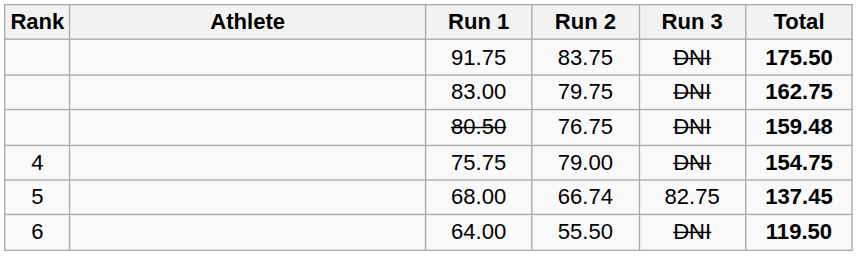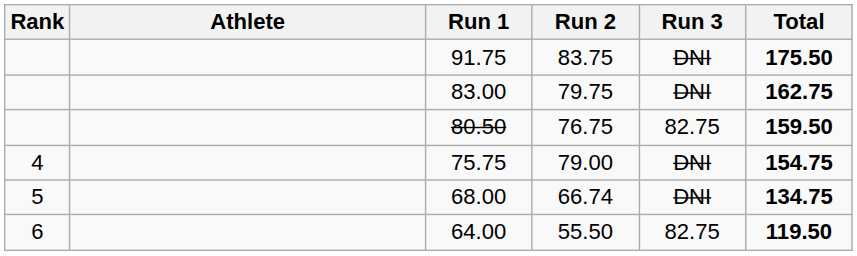(692, 127) DNI -> (692, 127) 82.75
(799, 127) 159.48 -> (799, 127) 159.50
(692, 197) 82.75 -> (692, 197) DNI
(799, 197) 137.45 -> (799, 197) 134.75
(692, 232) DNI -> (692, 232) 82.75
